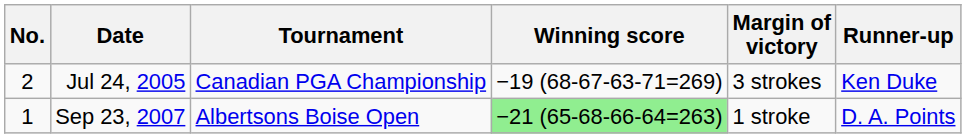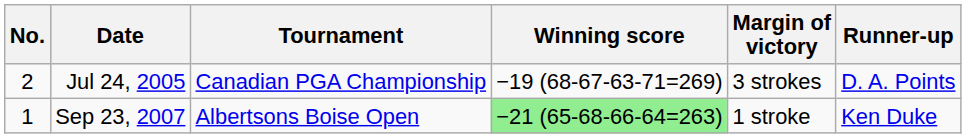(889, 81) Ken Duke -> (898, 81) D. A. Points
(898, 116) D. A. Points -> (889, 116) Ken Duke
